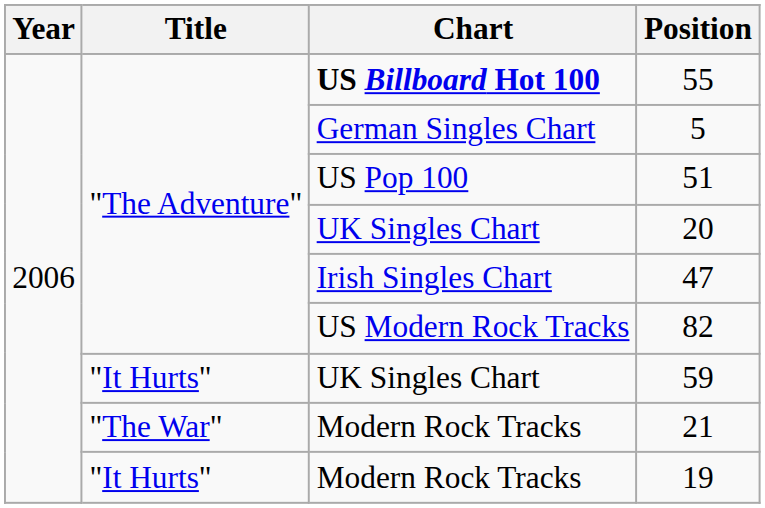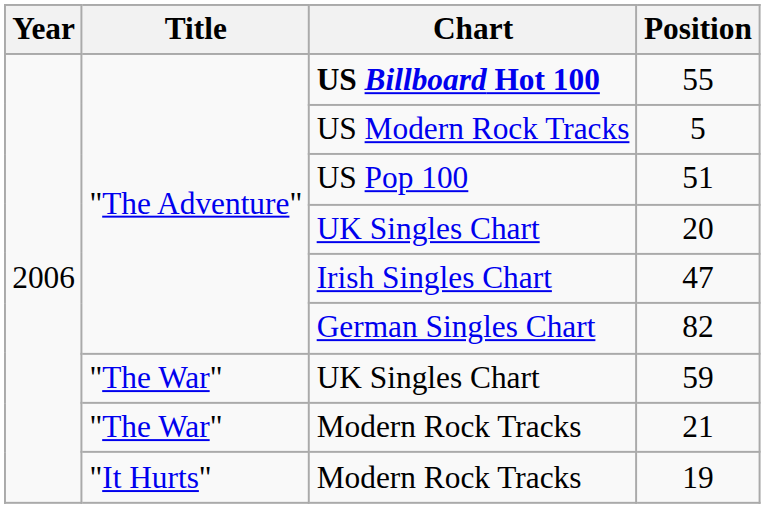(456, 128) German Singles Chart -> (473, 128) US Modern Rock Tracks
(473, 327) US Modern Rock Tracks -> (456, 327) German Singles Chart
(151, 377) "It Hurts" -> (156, 377) "The War"
